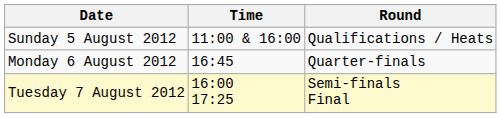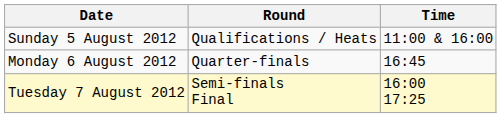columns swapped: (246, 16) <-> (400, 16)
